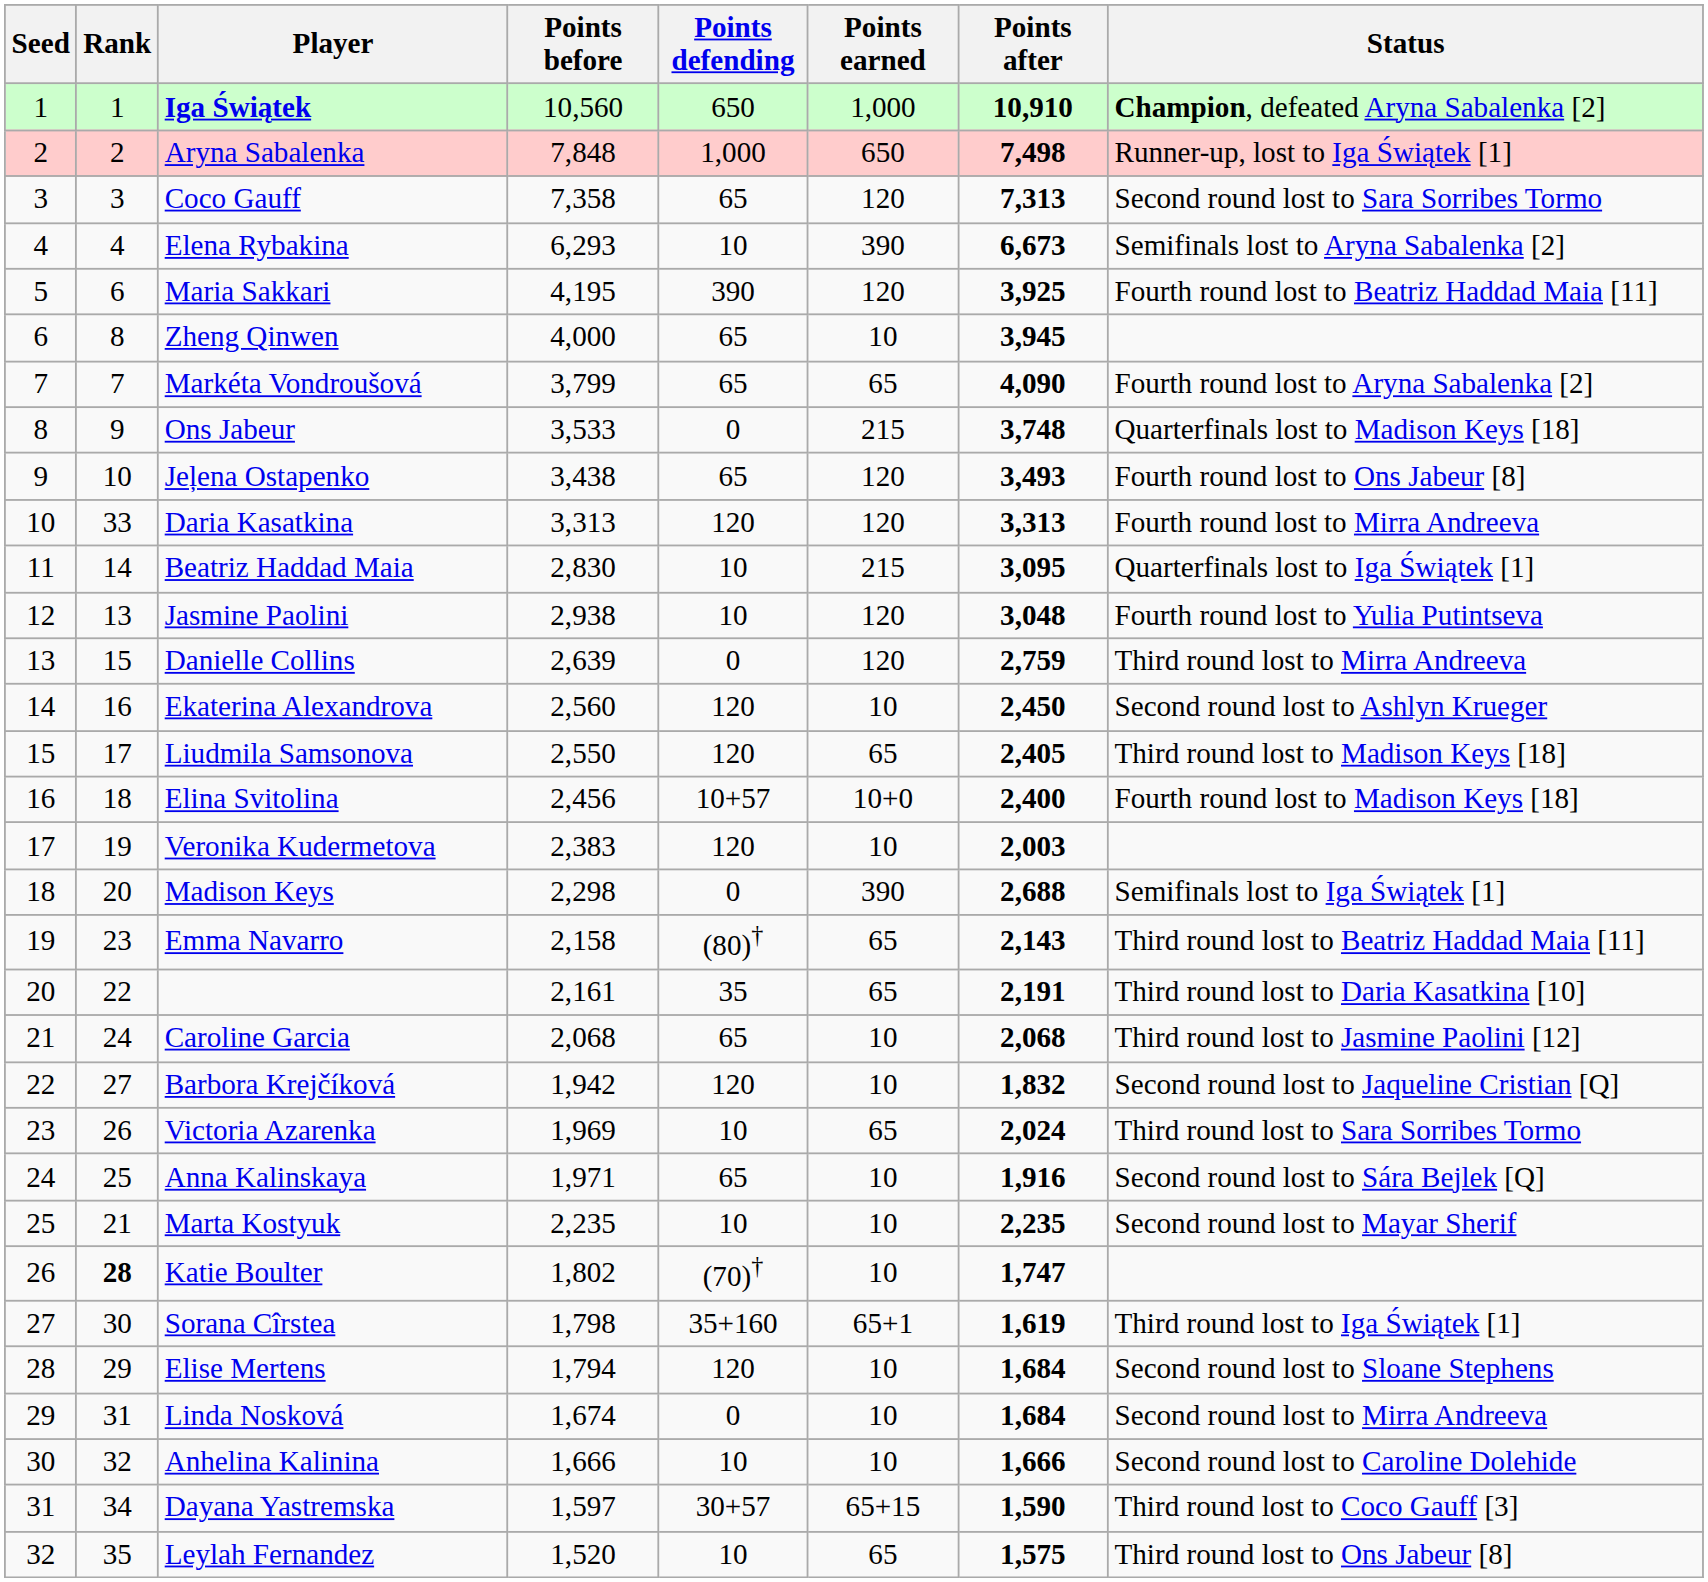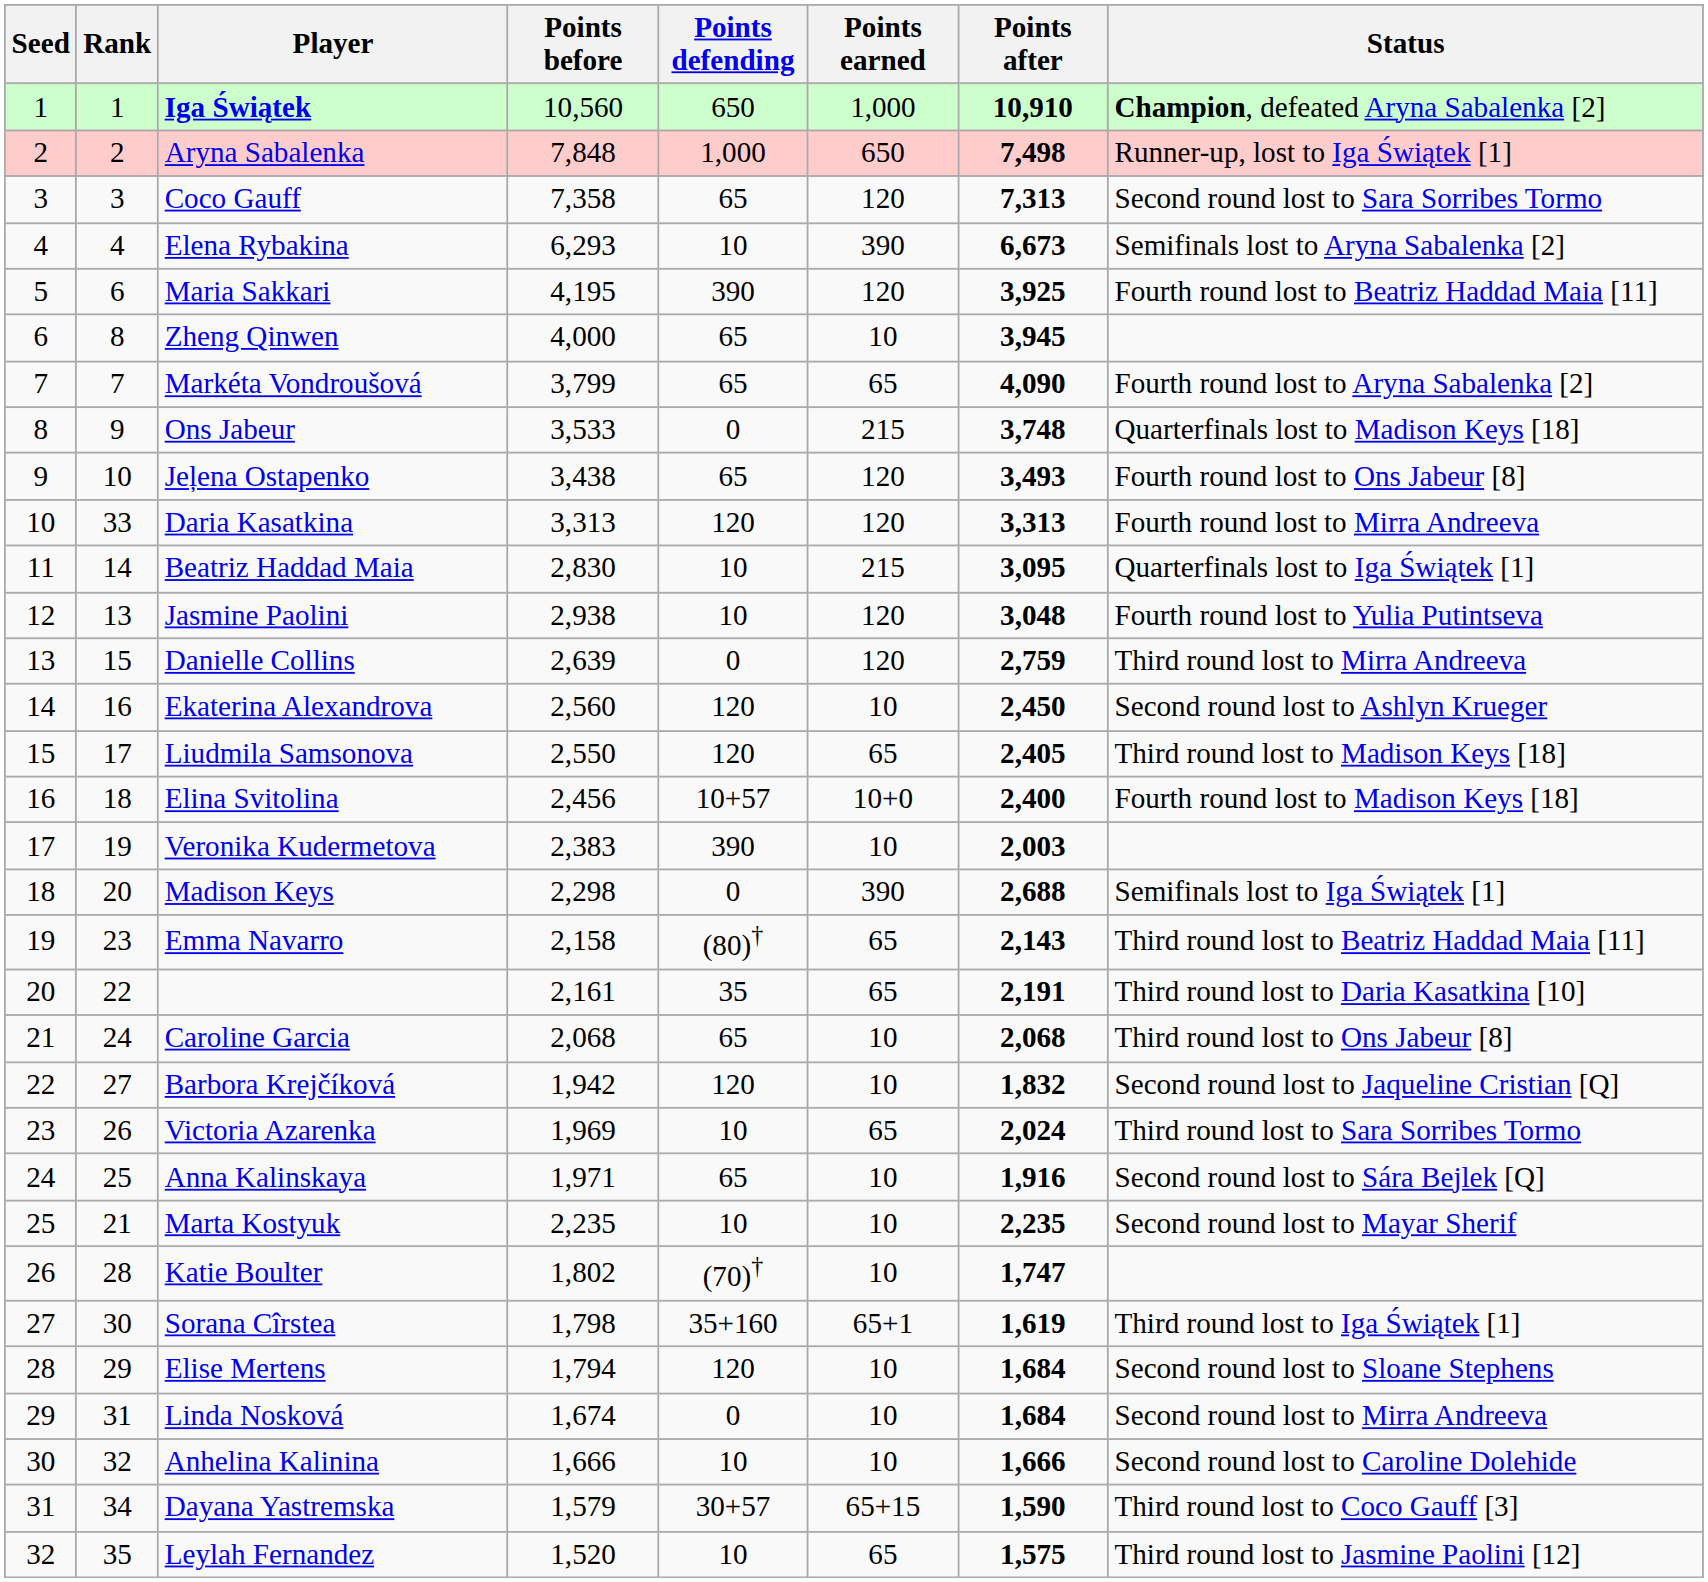(733, 845) 120 -> (733, 845) 390
(1347, 1038) Third round lost to Jasmine Paolini [12] -> (1313, 1038) Third round lost to Ons Jabeur [8]
(117, 1272) bold -> (117, 1272) normal
(583, 1507) 1,597 -> (583, 1507) 1,579
(1313, 1553) Third round lost to Ons Jabeur [8] -> (1347, 1553) Third round lost to Jasmine Paolini [12]
